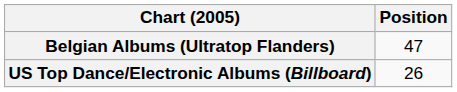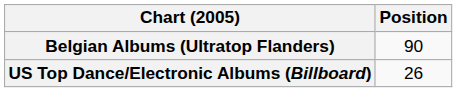(413, 45) 47 -> (413, 45) 90
